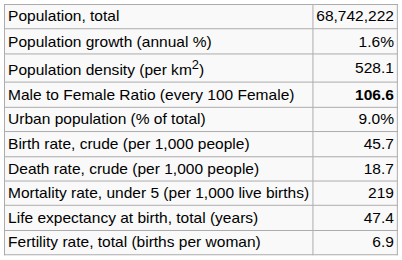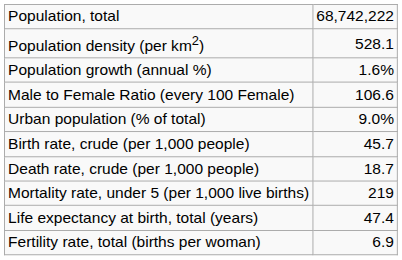rows swapped: (106, 68) <-> (110, 41)
(375, 94) bold -> (375, 94) normal
